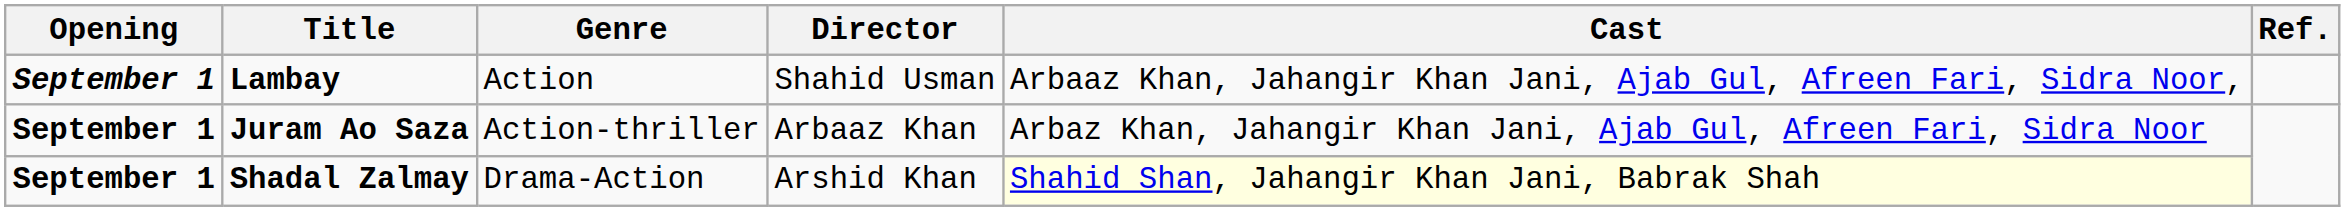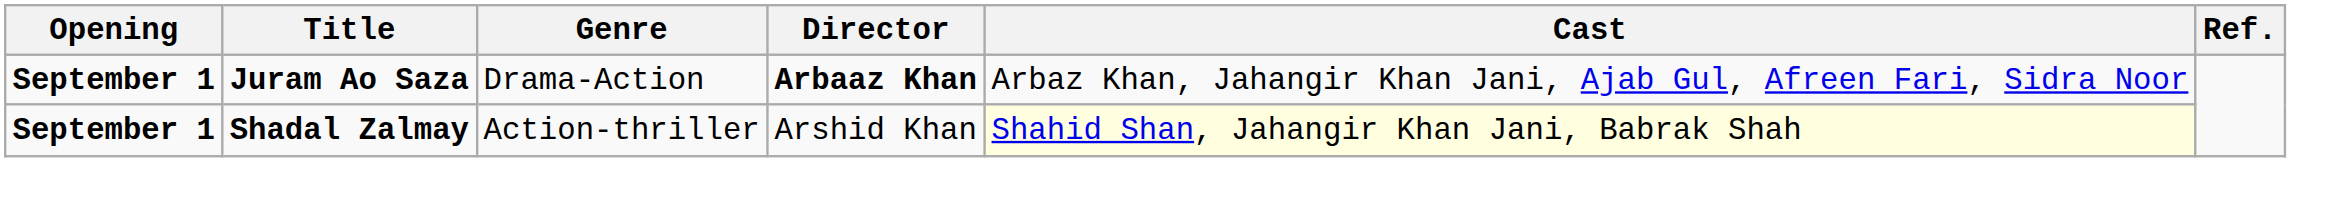- row: (285, 80)
(622, 130) Action-thriller -> (594, 80) Drama-Action
(876, 130) normal -> (876, 80) bold
(594, 180) Drama-Action -> (622, 130) Action-thriller
